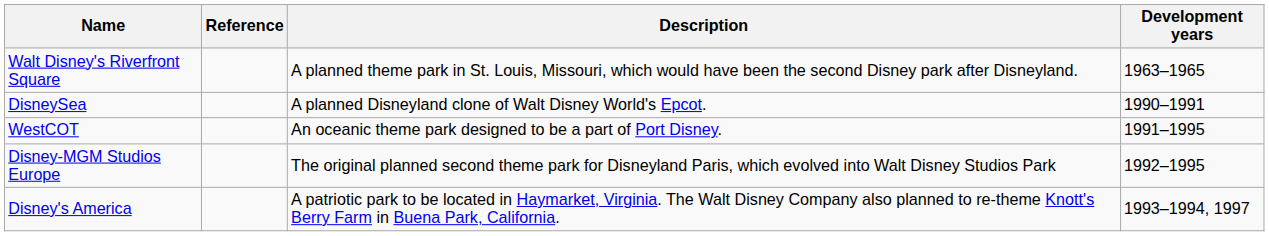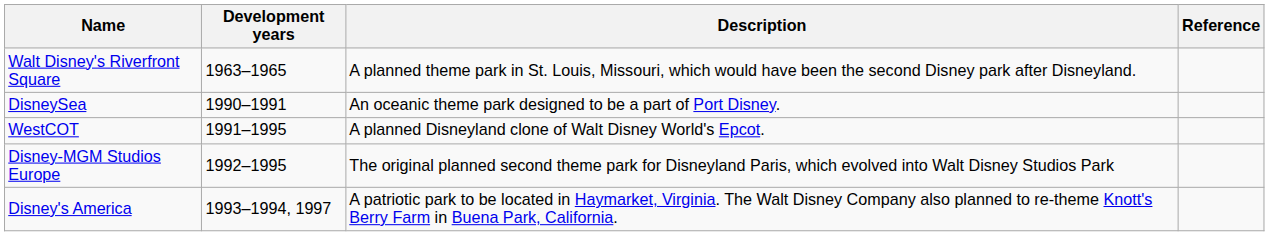columns swapped: (1192, 26) <-> (245, 26)
(499, 104) A planned Disneyland clone of Walt Disney World's Epcot. -> (565, 104) An oceanic theme park designed to be a part of Port Disney.
(507, 130) An oceanic theme park designed to be a part of Port Disney. -> (557, 130) A planned Disneyland clone of Walt Disney World's Epcot.
